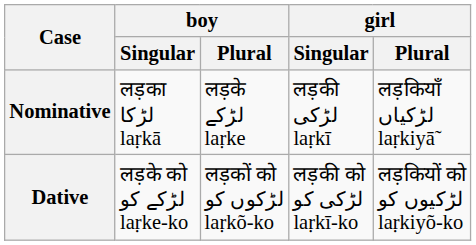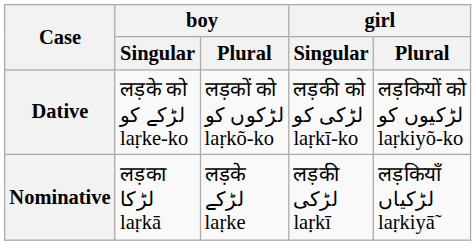rows swapped: (60, 111) <-> (60, 196)
